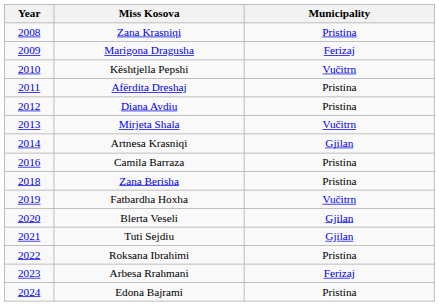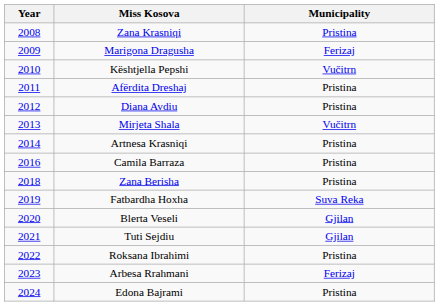(339, 143) Gjilan -> (339, 143) Pristina
(339, 199) Vučitrn -> (339, 199) Suva Reka
